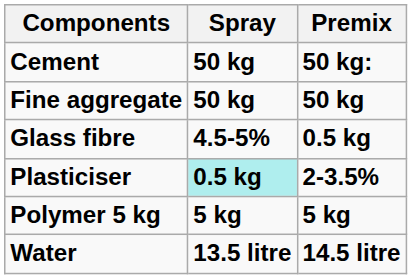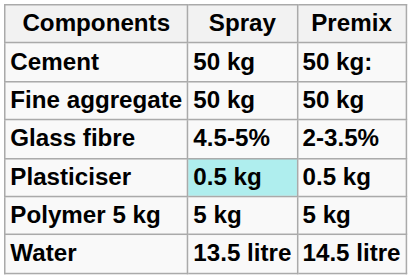(337, 138) 0.5 kg -> (341, 138) 2-3.5%
(341, 176) 2-3.5% -> (337, 176) 0.5 kg
